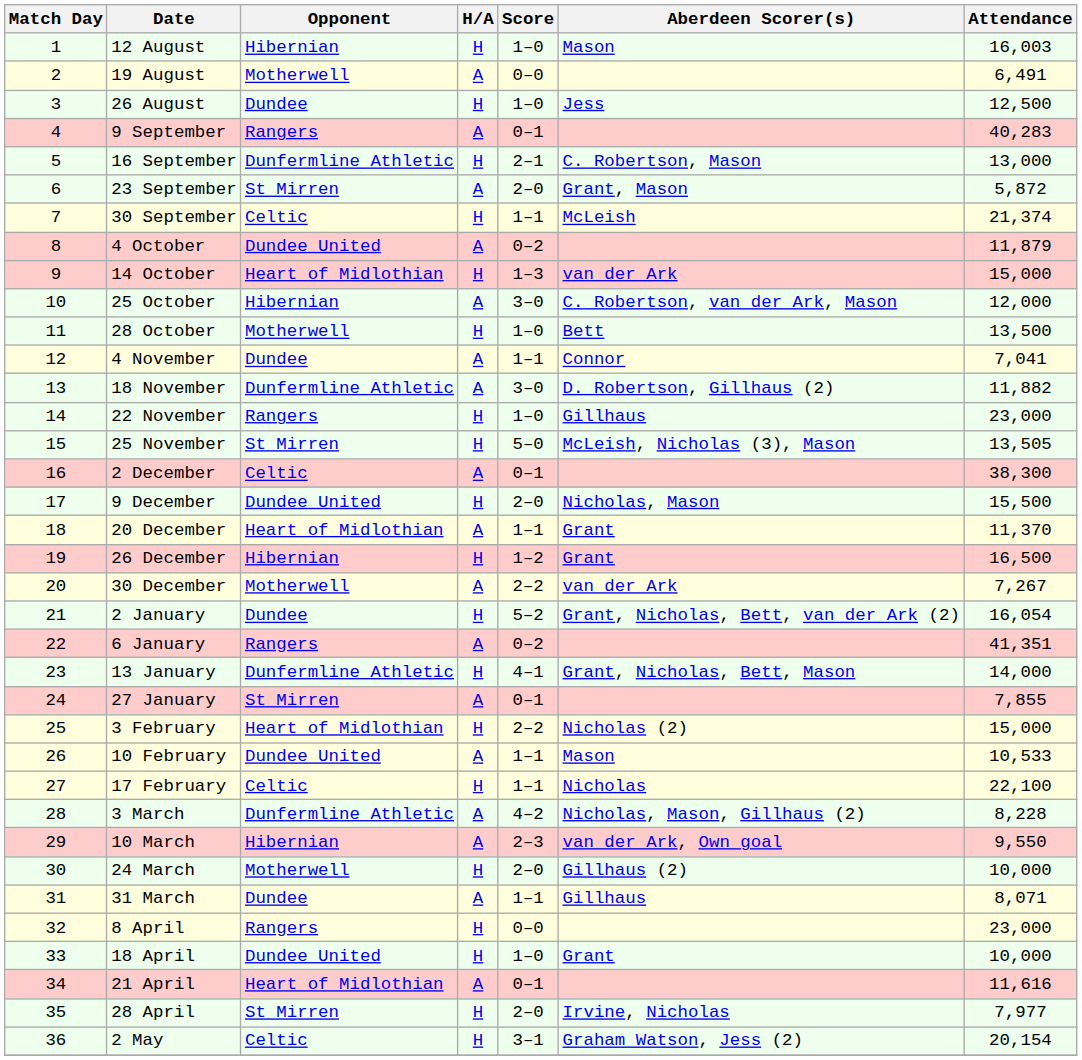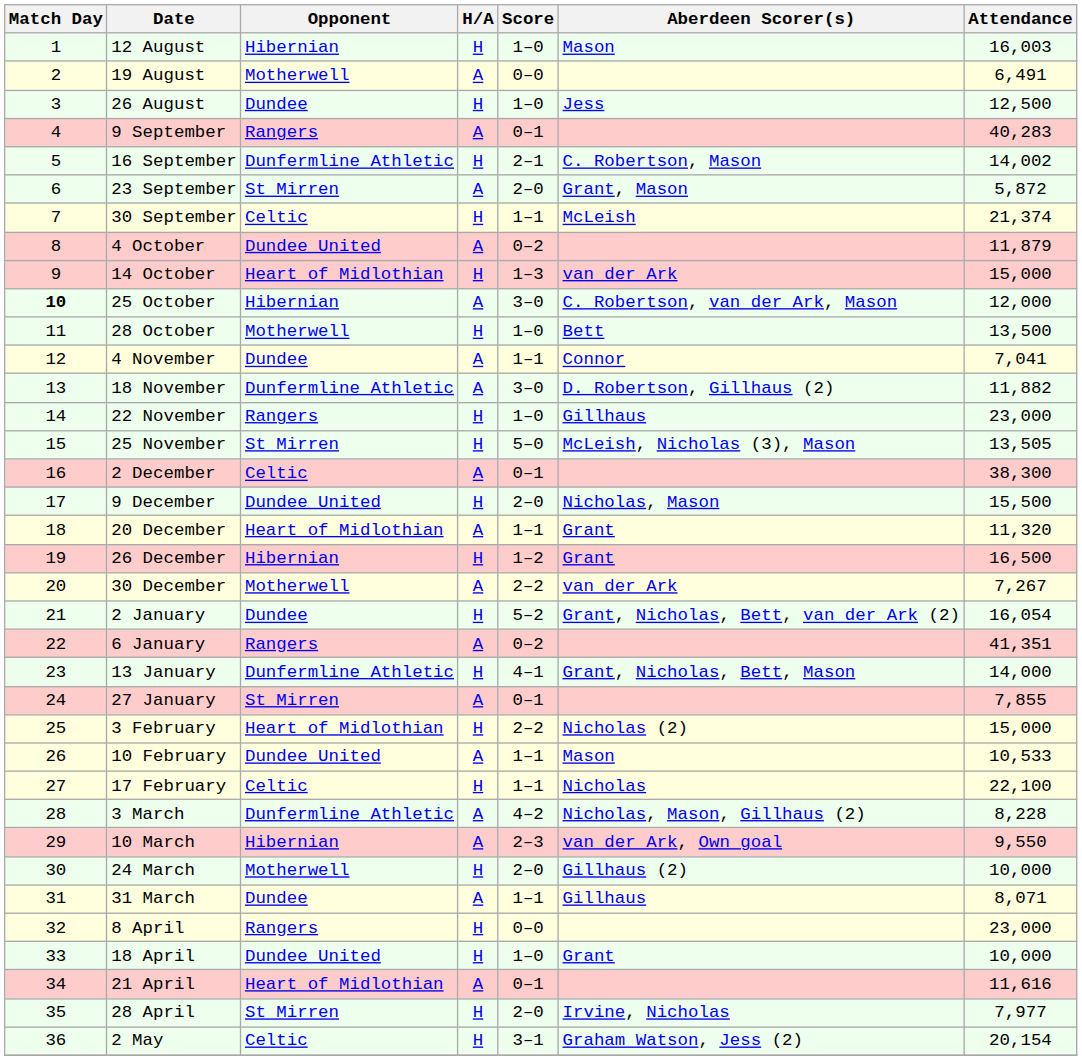(1020, 161) 13,000 -> (1020, 161) 14,002
(56, 303) normal -> (56, 303) bold
(1020, 530) 11,370 -> (1020, 530) 11,320
